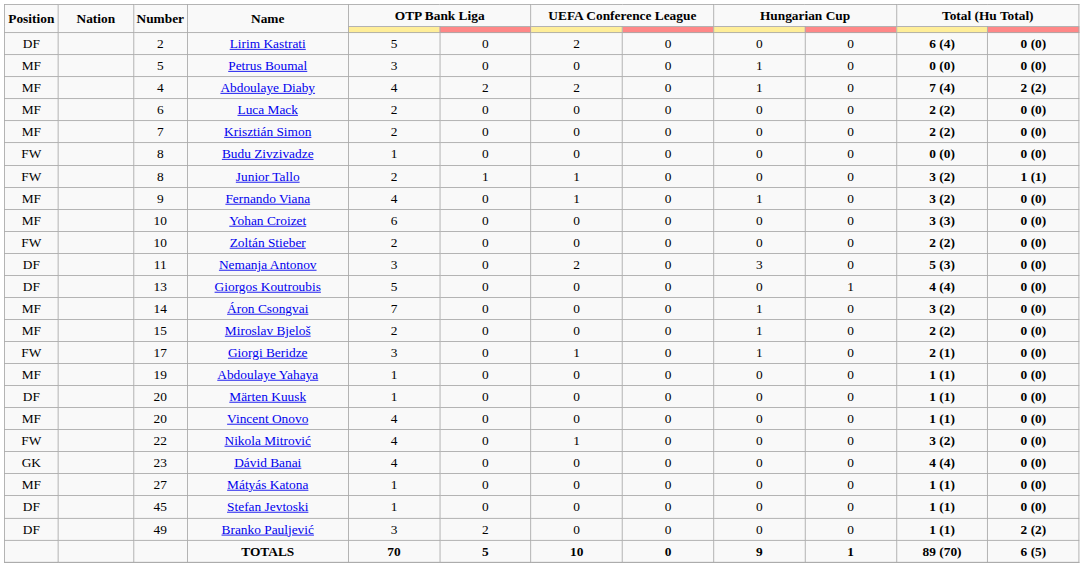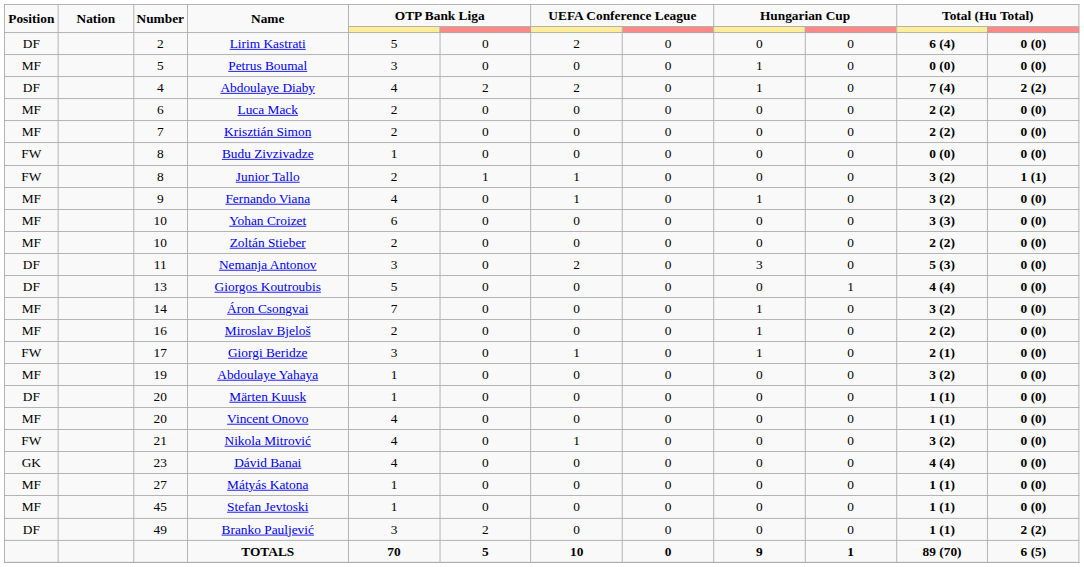(31, 88) MF -> (31, 88) DF
(31, 242) FW -> (31, 242) MF
(160, 330) 15 -> (160, 330) 16
(942, 374) 1 (1) -> (942, 374) 3 (2)
(160, 440) 22 -> (160, 440) 21
(31, 507) DF -> (31, 507) MF
